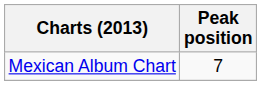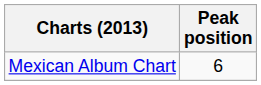(218, 66) 7 -> (218, 66) 6
